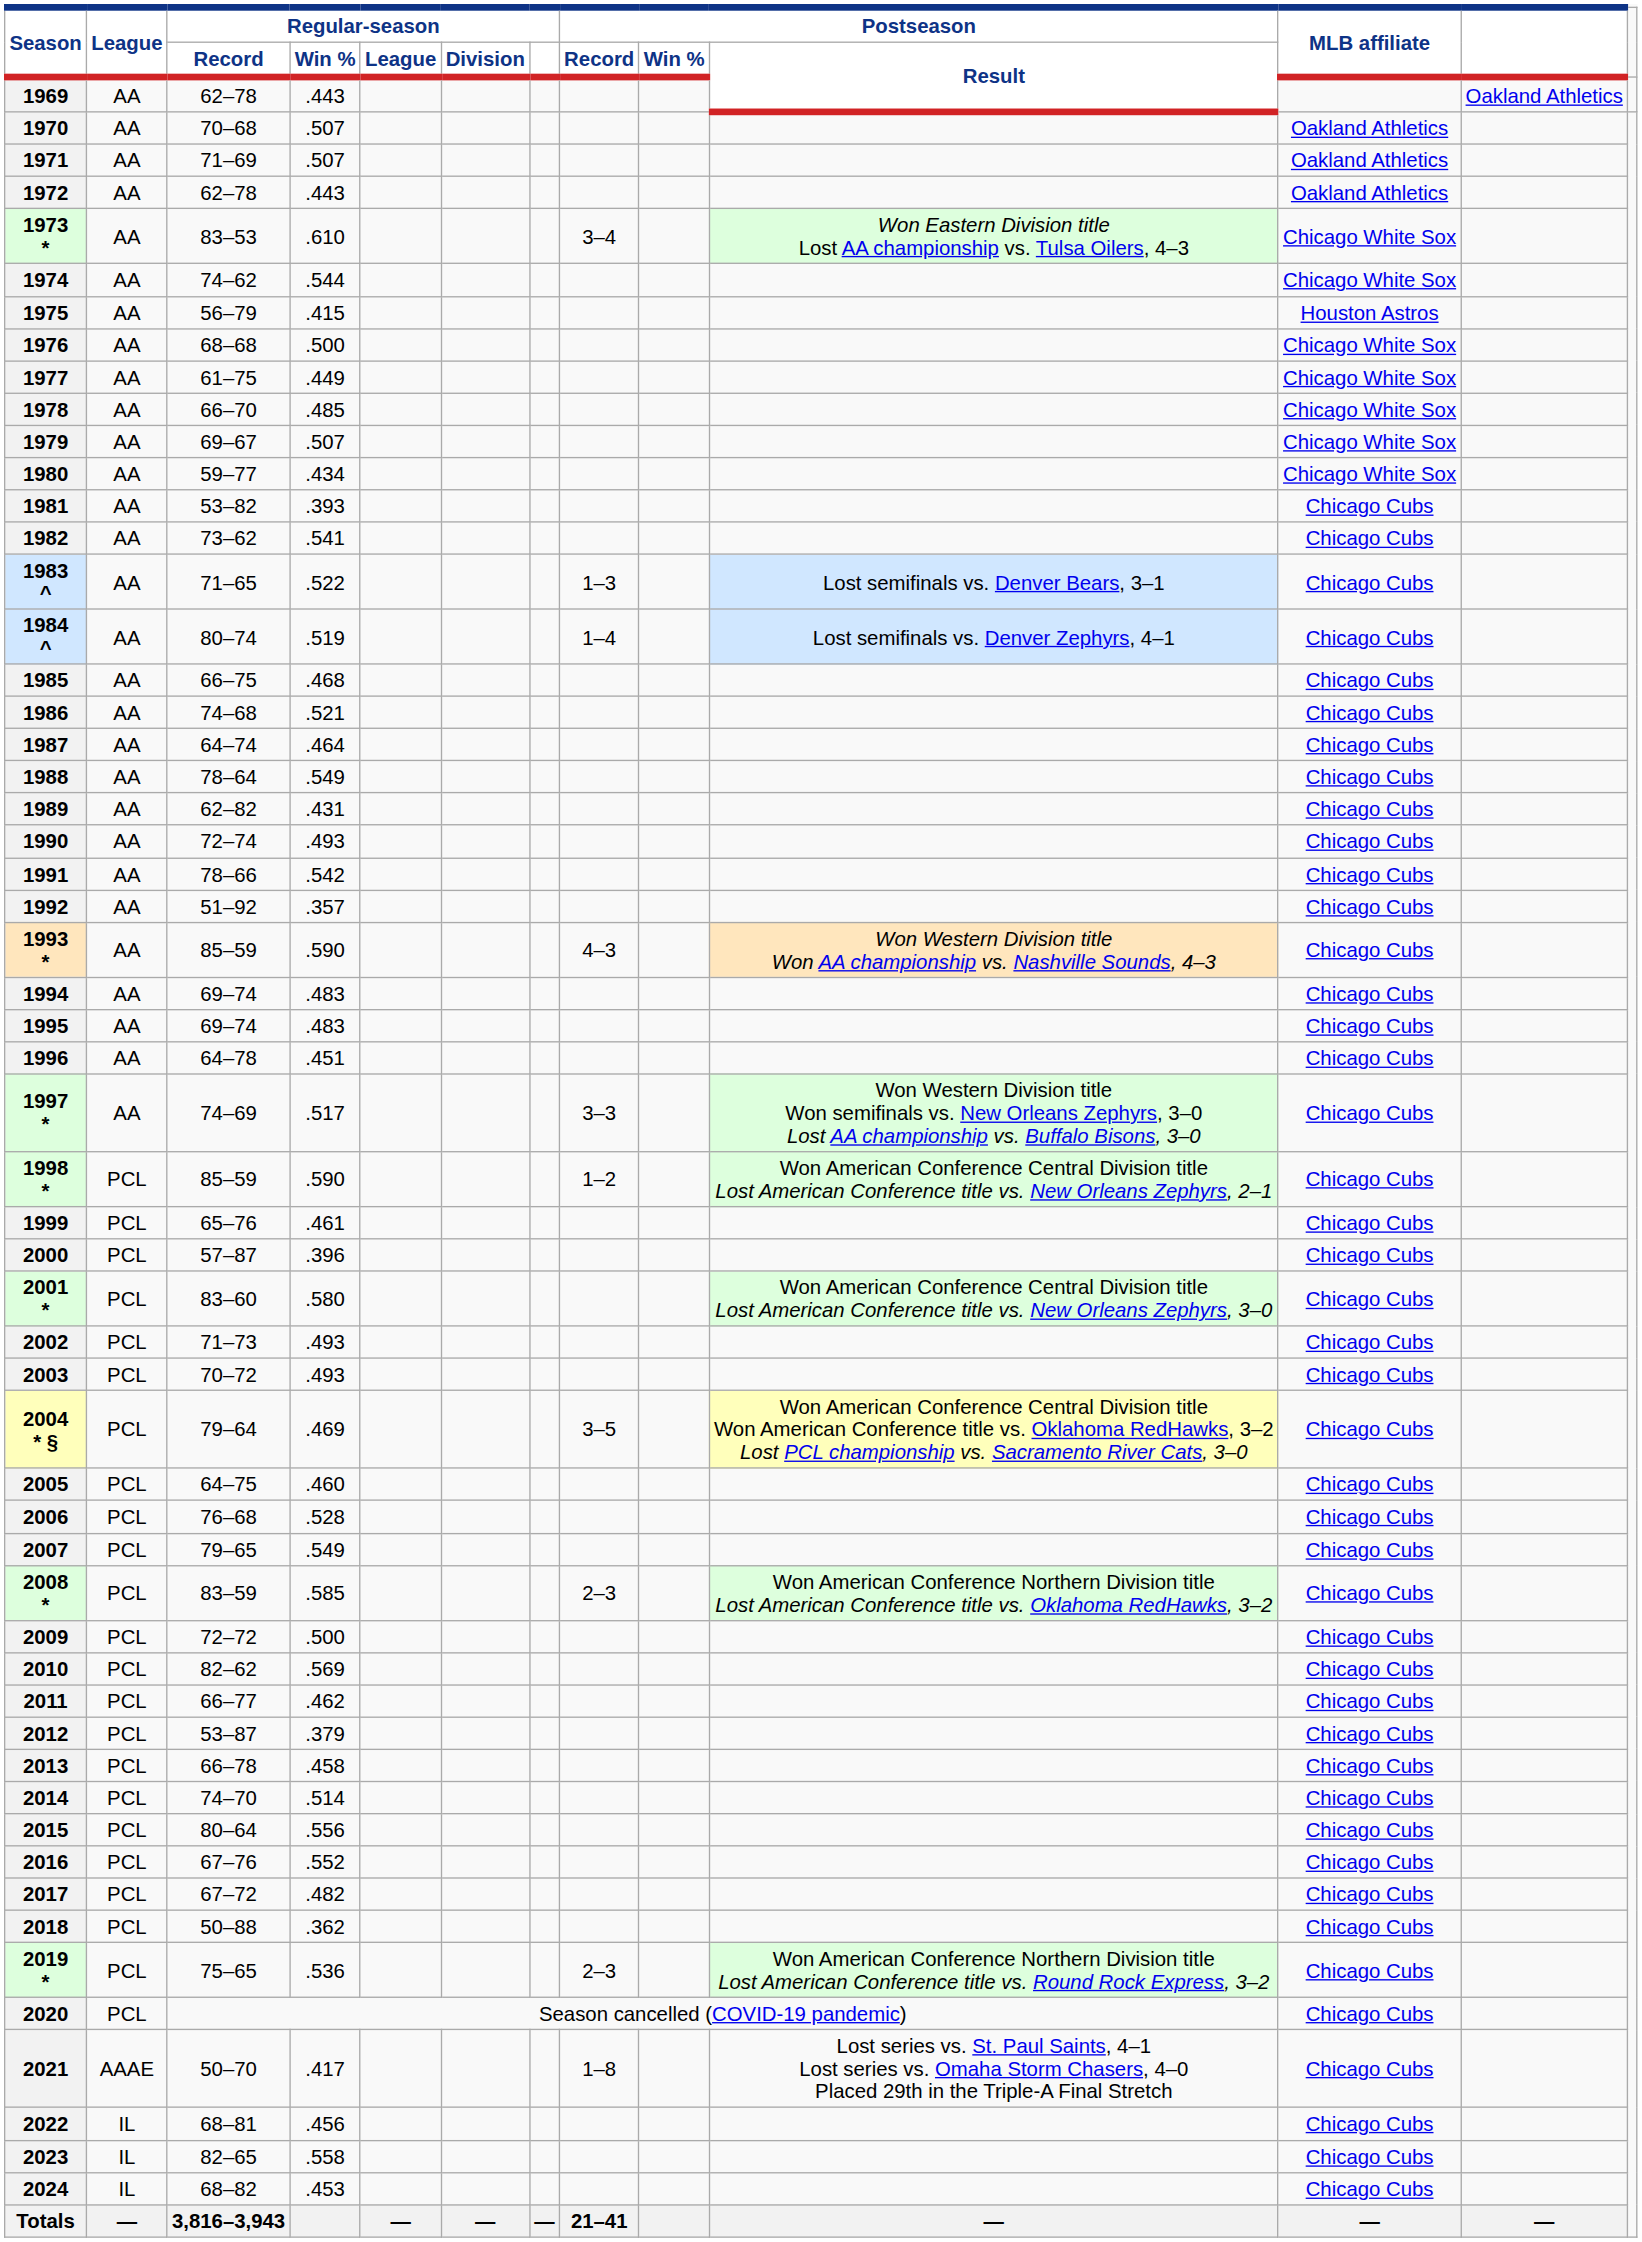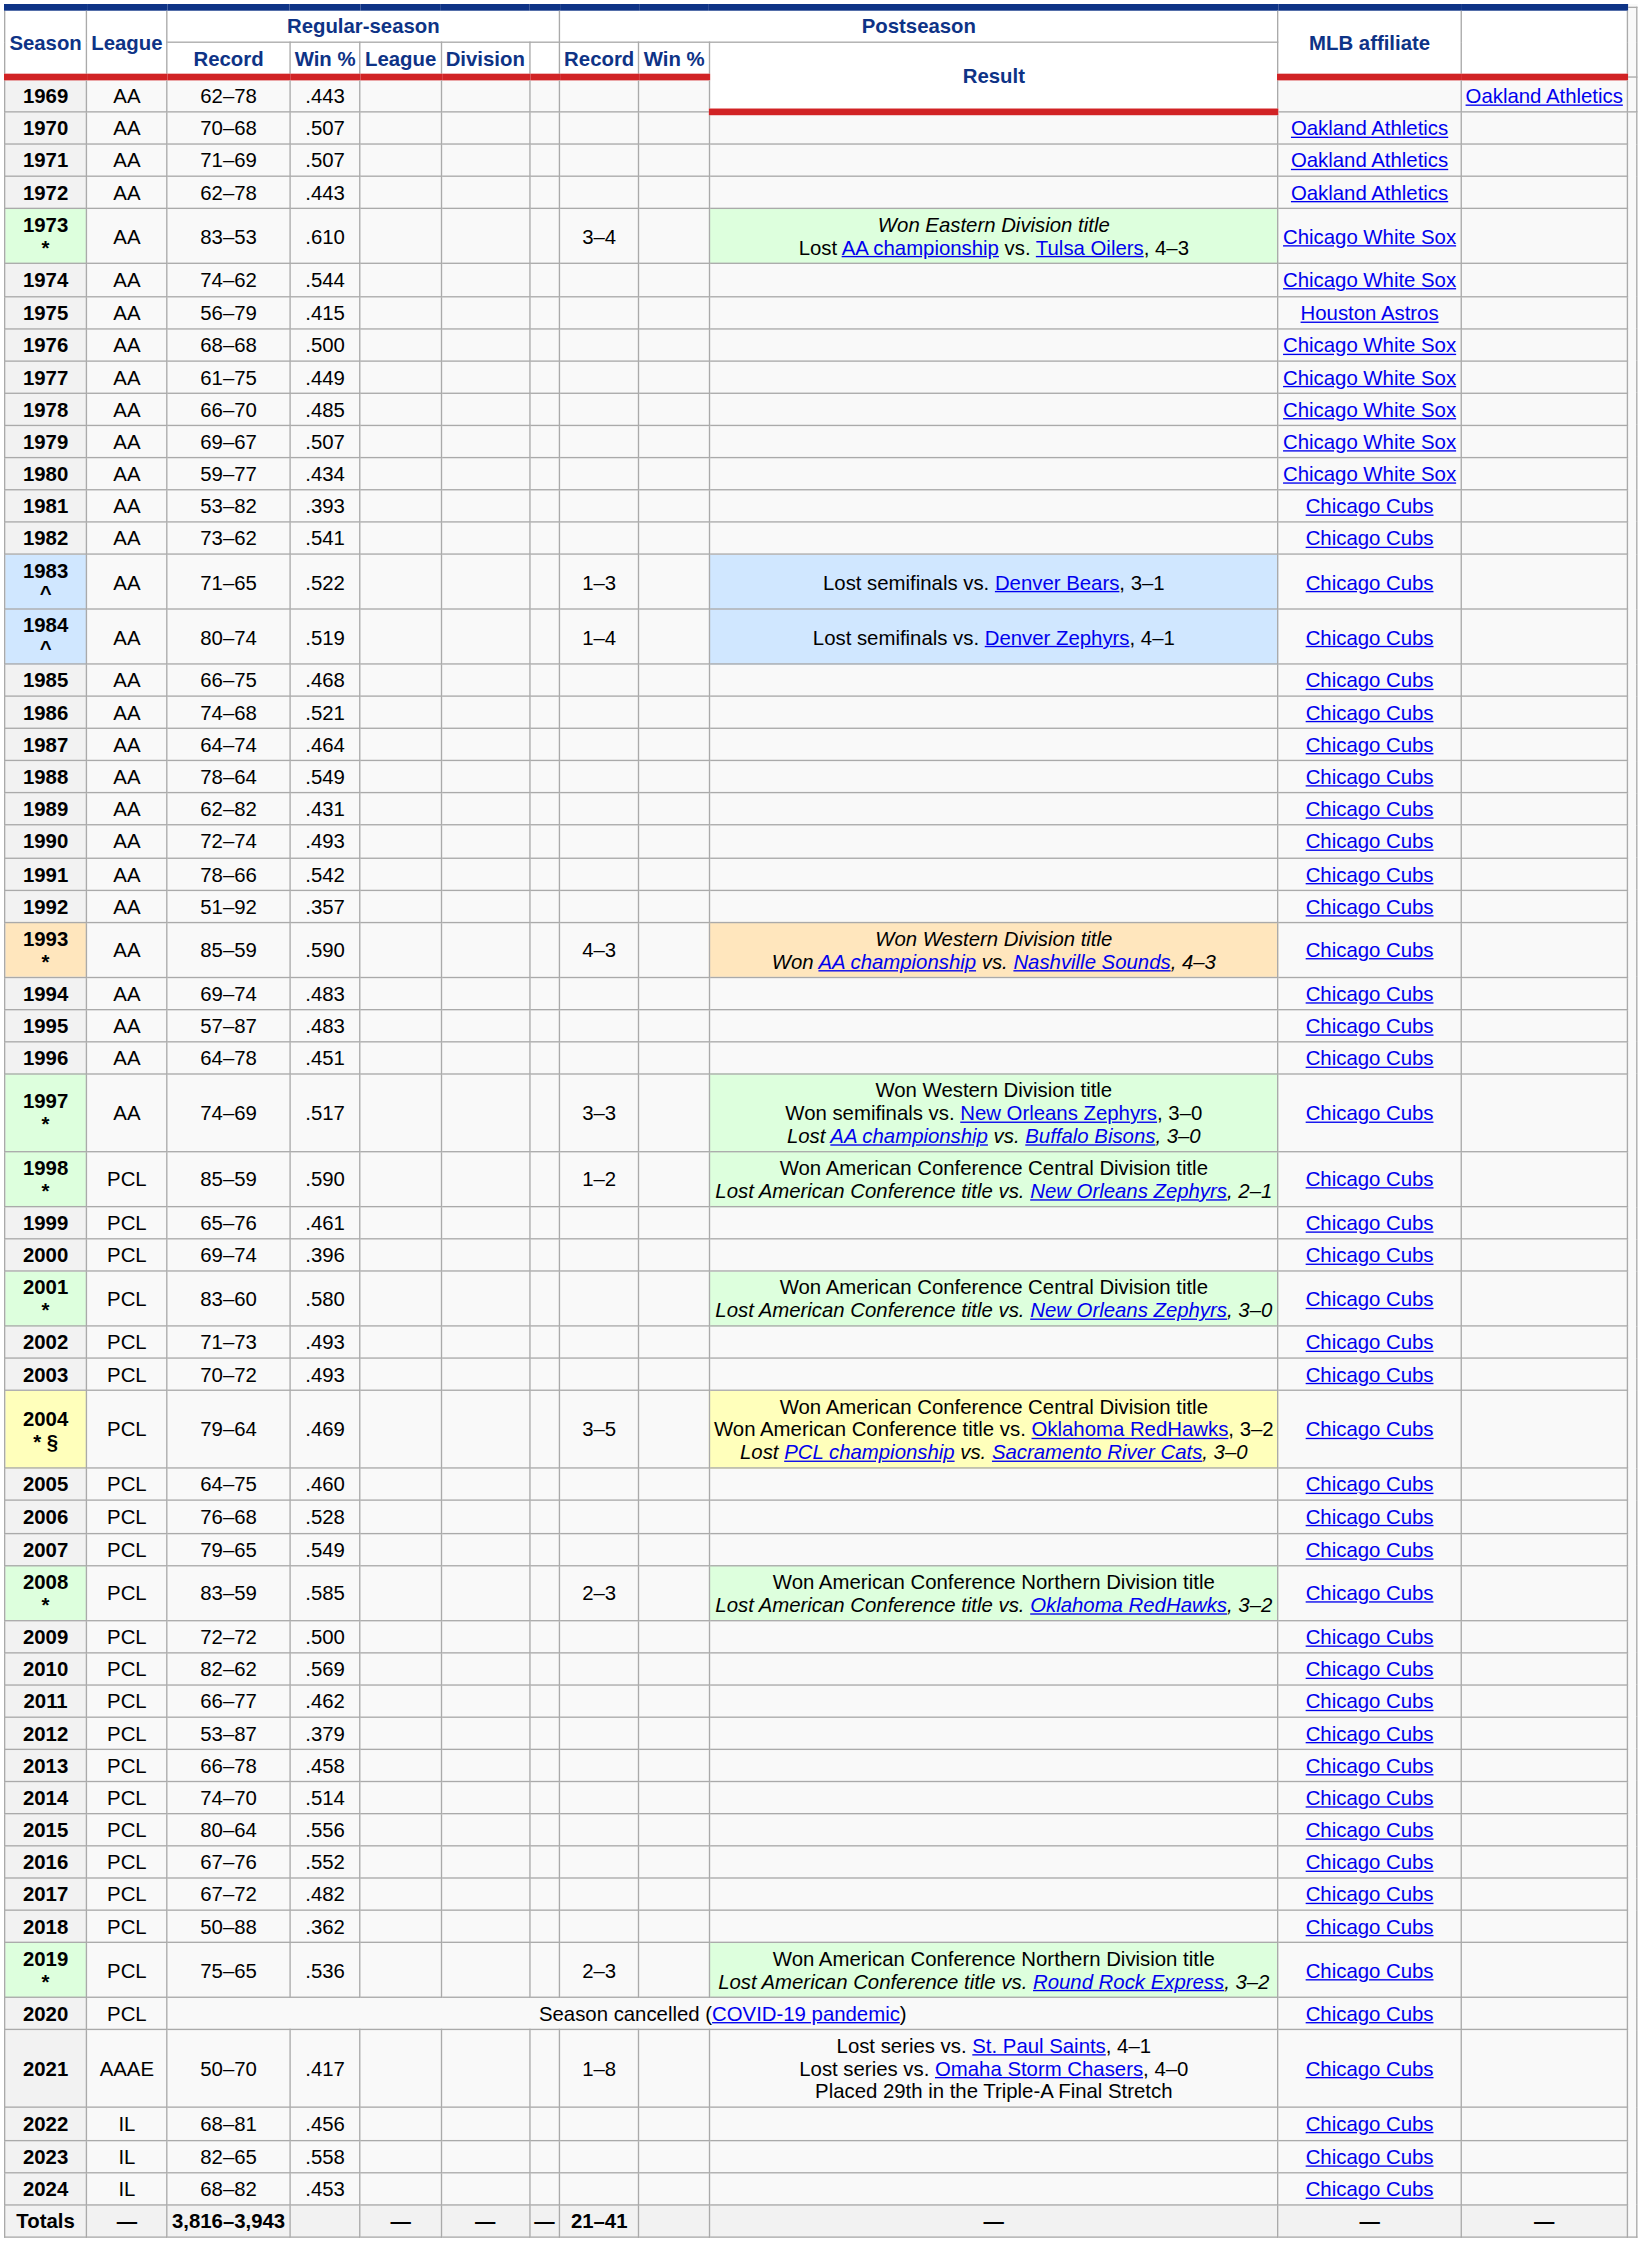(229, 1026) 69–74 -> (229, 1026) 57–87
(229, 1255) 57–87 -> (229, 1255) 69–74
